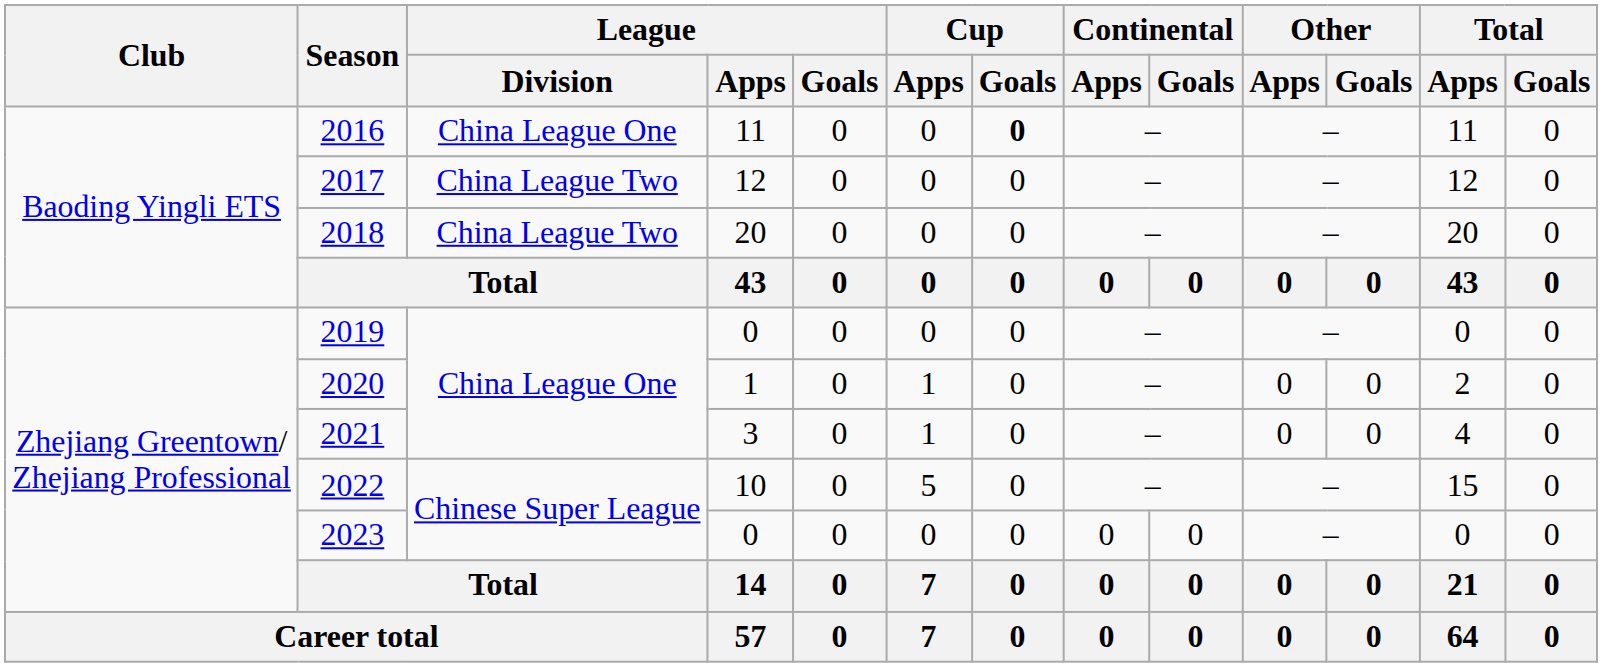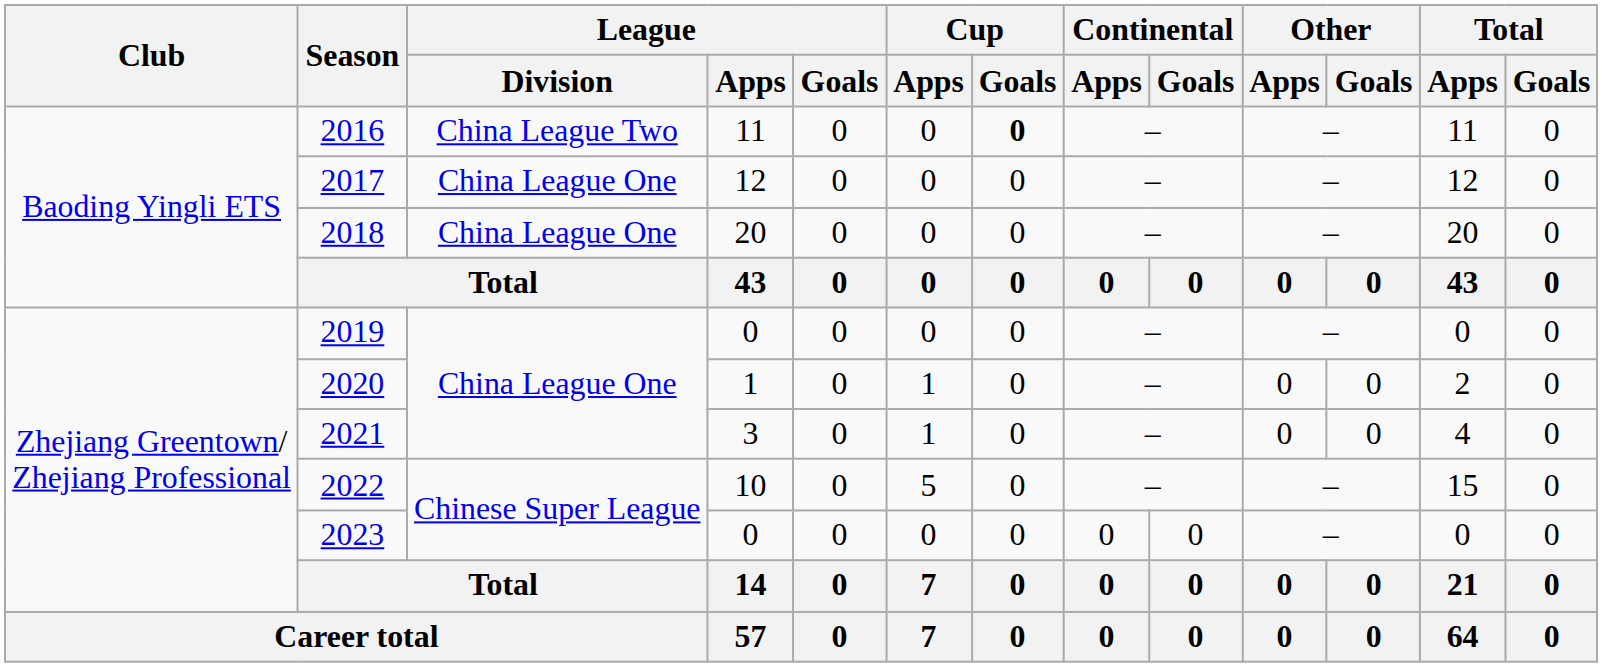(557, 130) China League One -> (557, 130) China League Two
(557, 181) China League Two -> (557, 181) China League One
(557, 231) China League Two -> (557, 231) China League One
